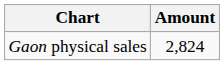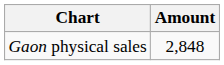(185, 45) 2,824 -> (185, 45) 2,848
